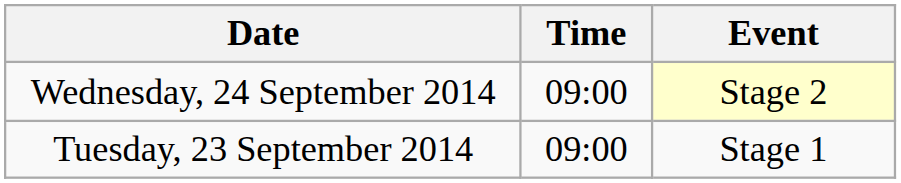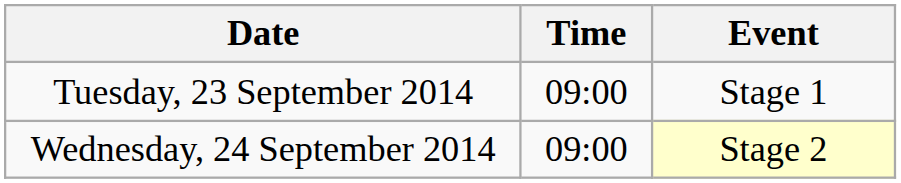rows swapped: (263, 148) <-> (263, 90)
